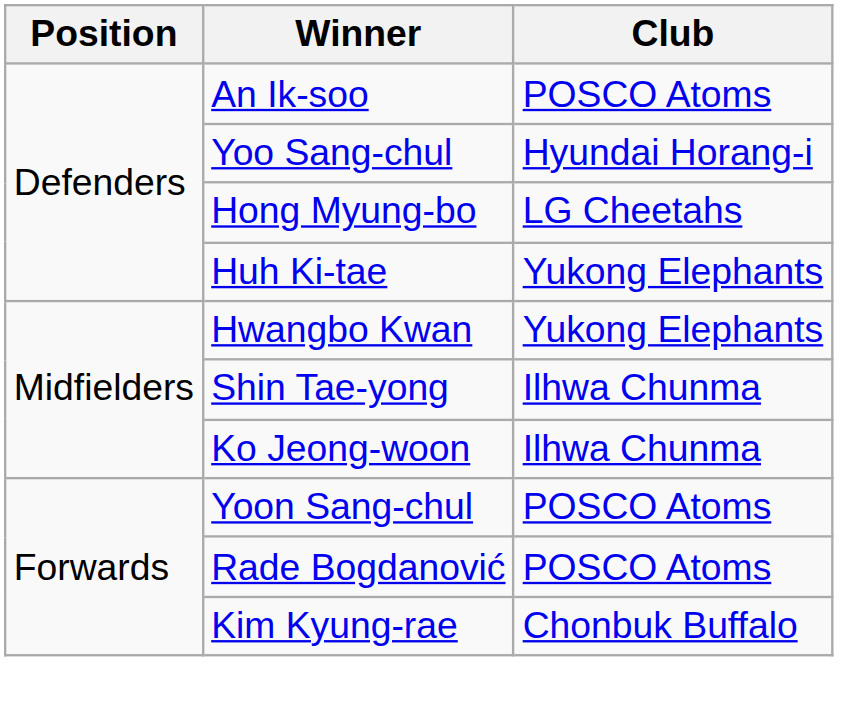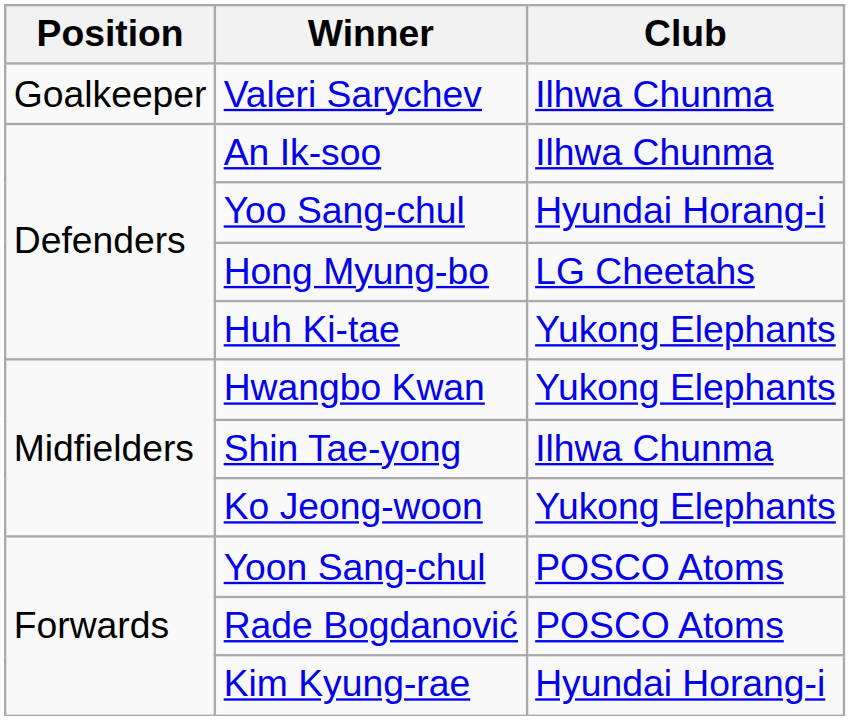+ row: (353, 93)
(647, 93) POSCO Atoms -> (654, 152) Ilhwa Chunma
(642, 447) Ilhwa Chunma -> (685, 507) Yukong Elephants
(660, 625) Chonbuk Buffalo -> (680, 684) Hyundai Horang-i
